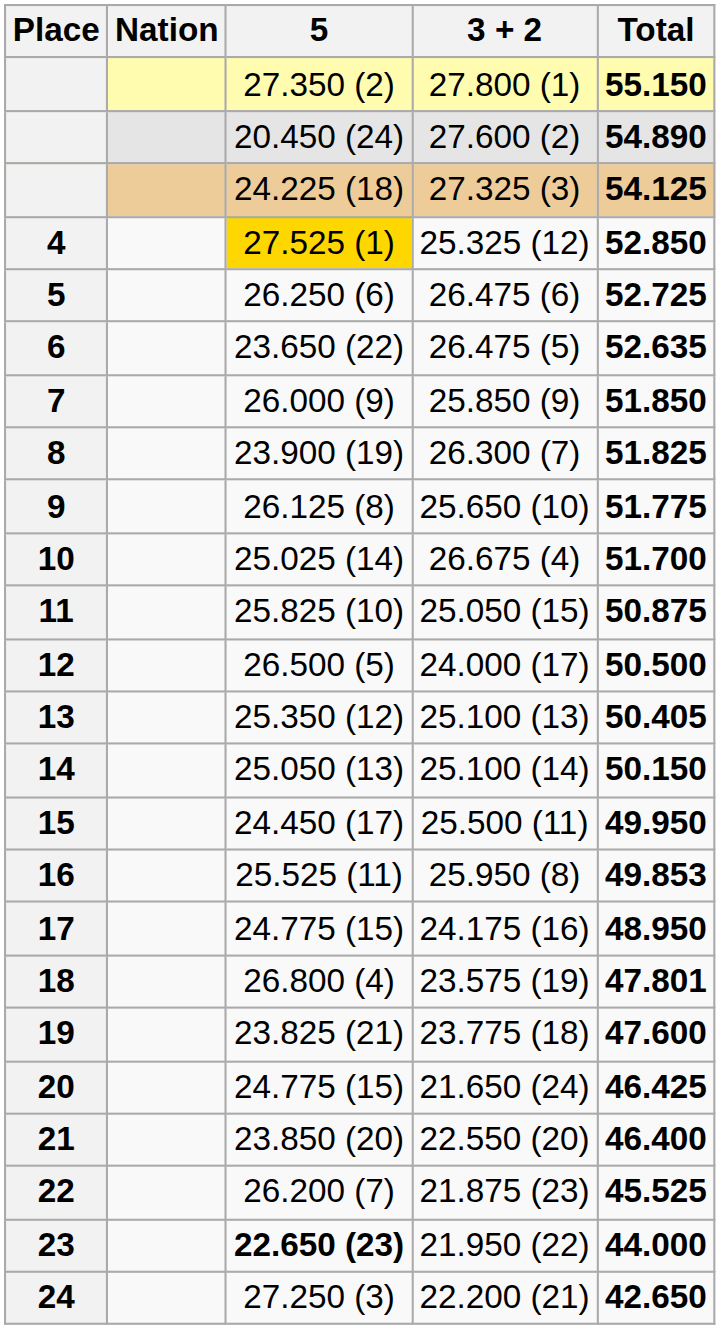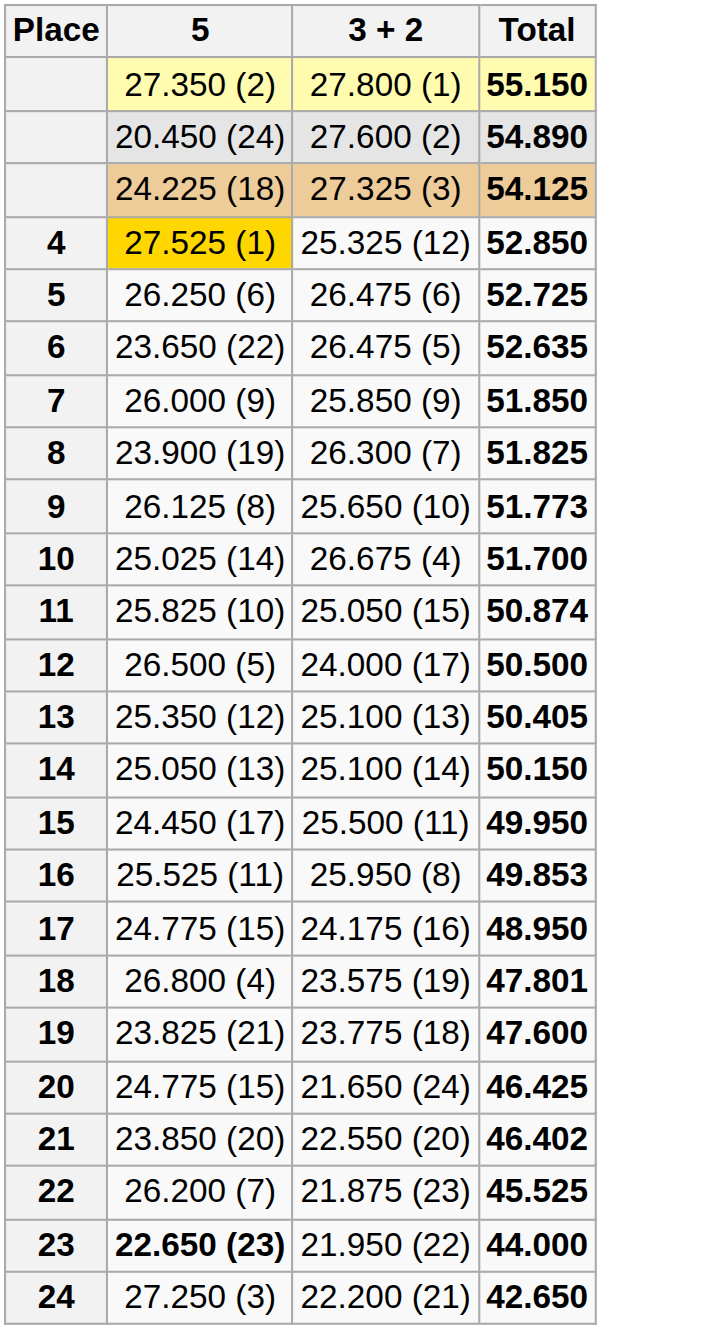- column: (167, 30)
(656, 505) 51.775 -> (537, 505) 51.773
(656, 611) 50.875 -> (537, 611) 50.874
(656, 1139) 46.400 -> (537, 1139) 46.402
